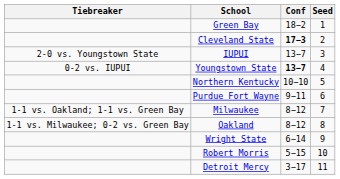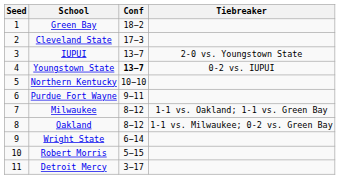columns swapped: (323, 11) <-> (98, 11)
(296, 39) bold -> (134, 39) normal
